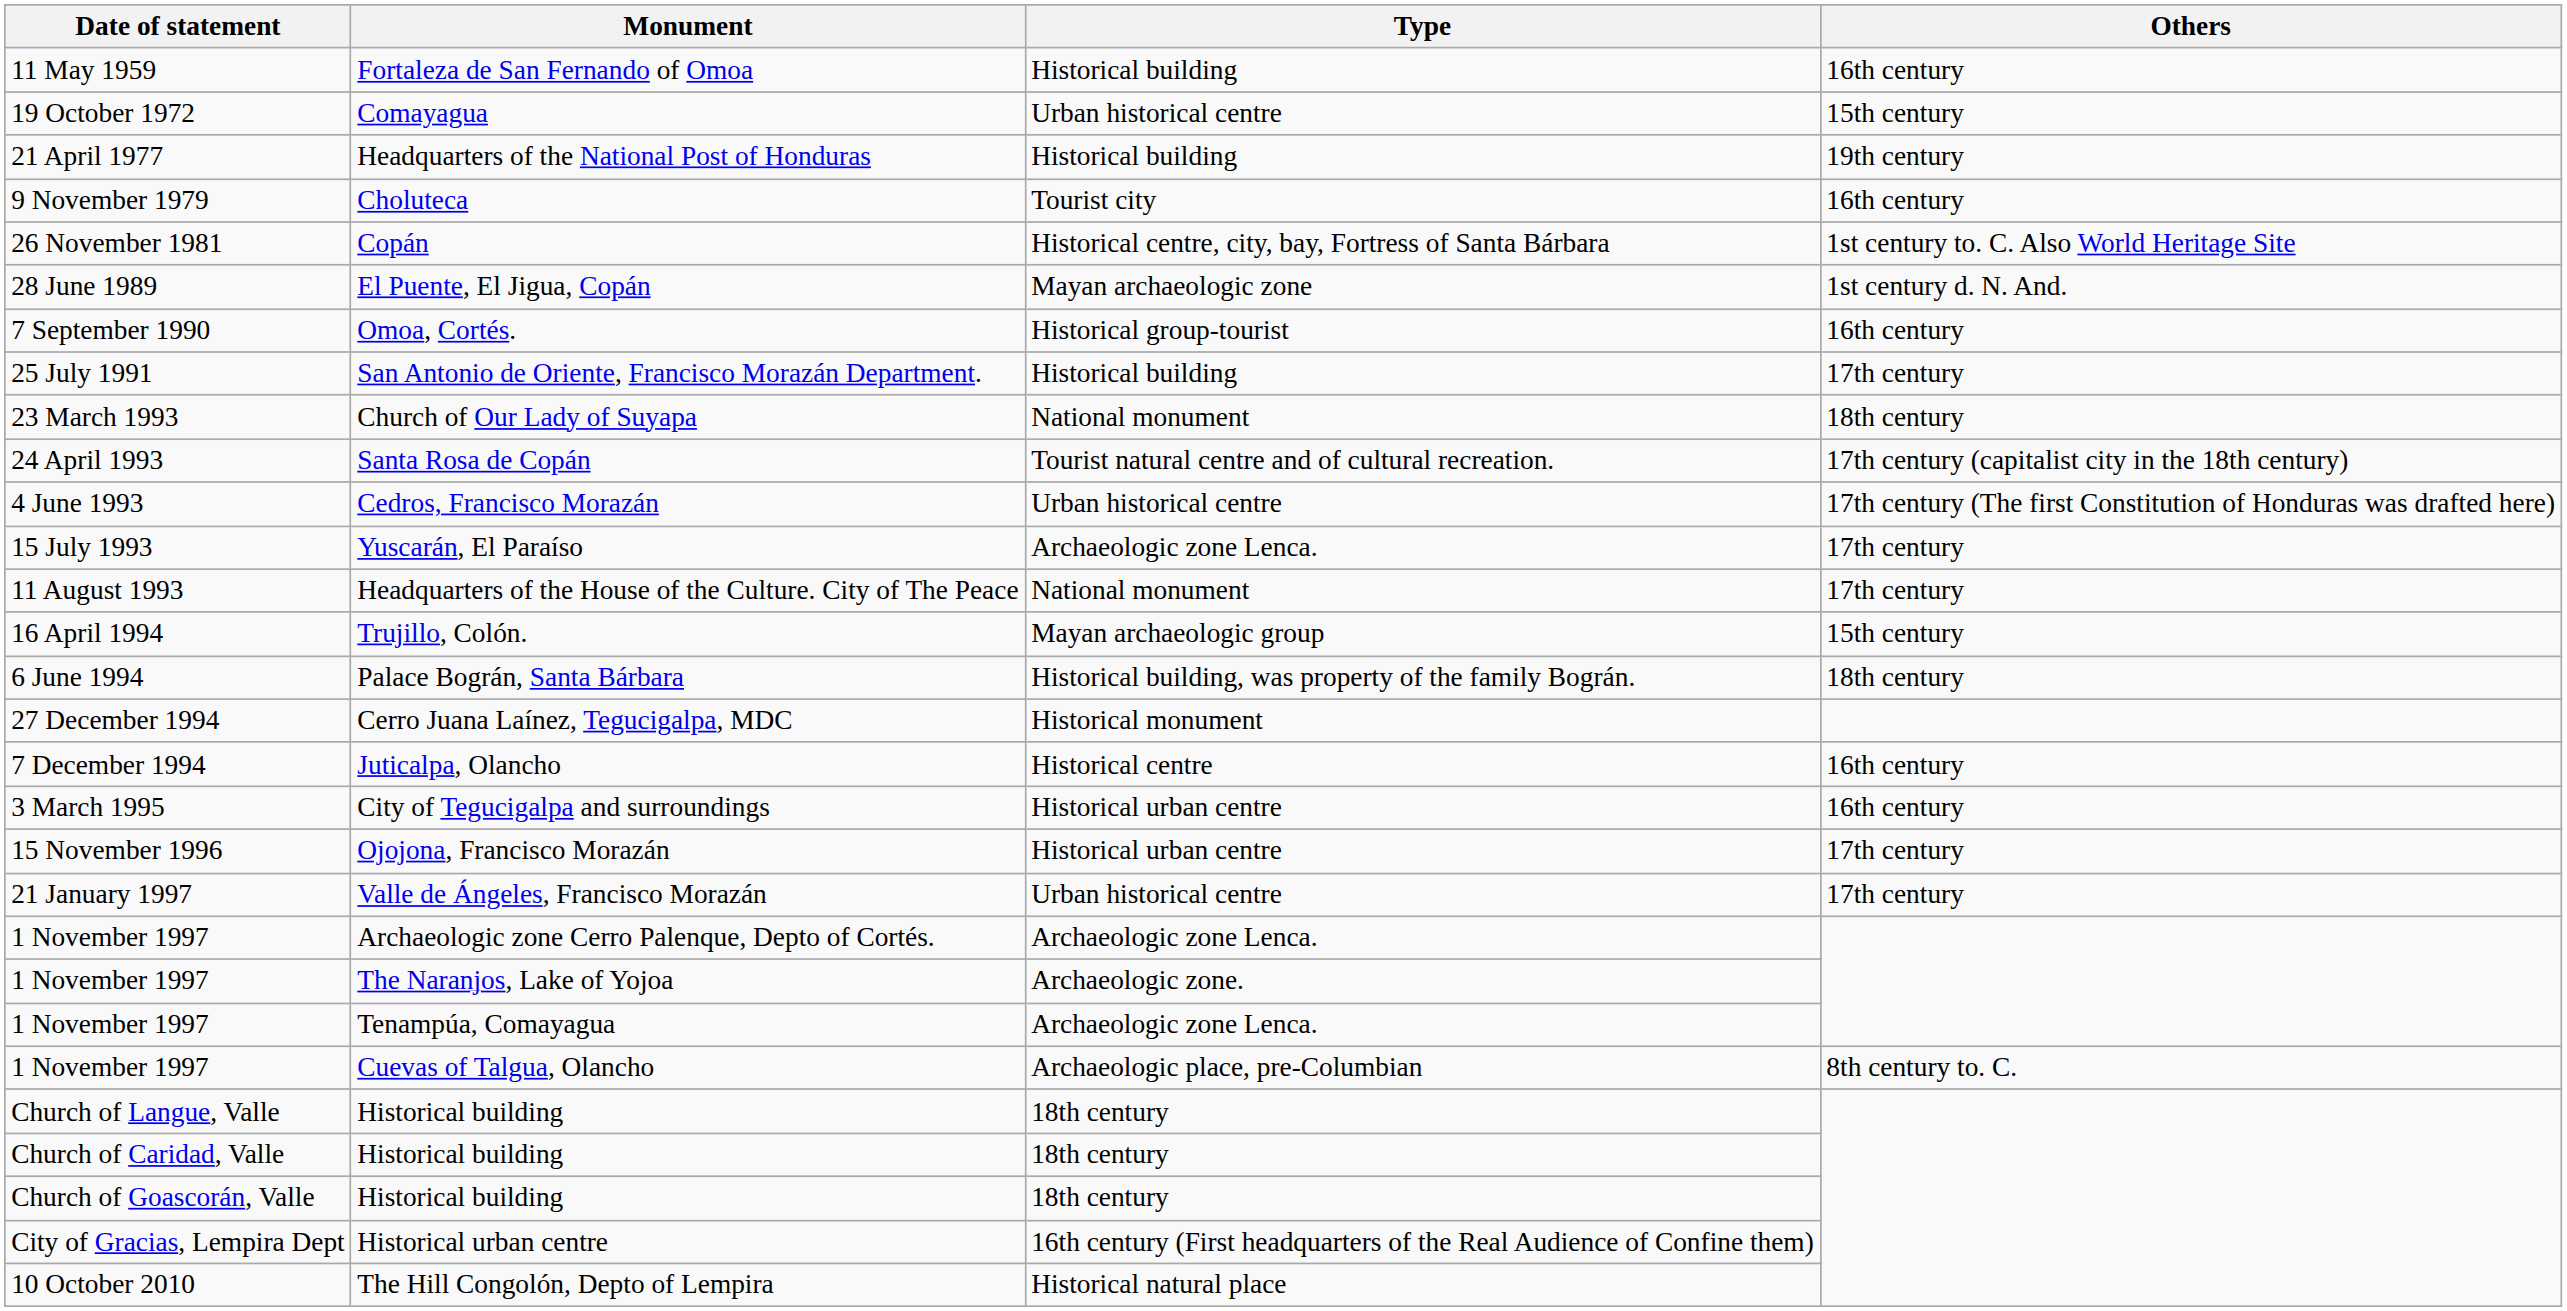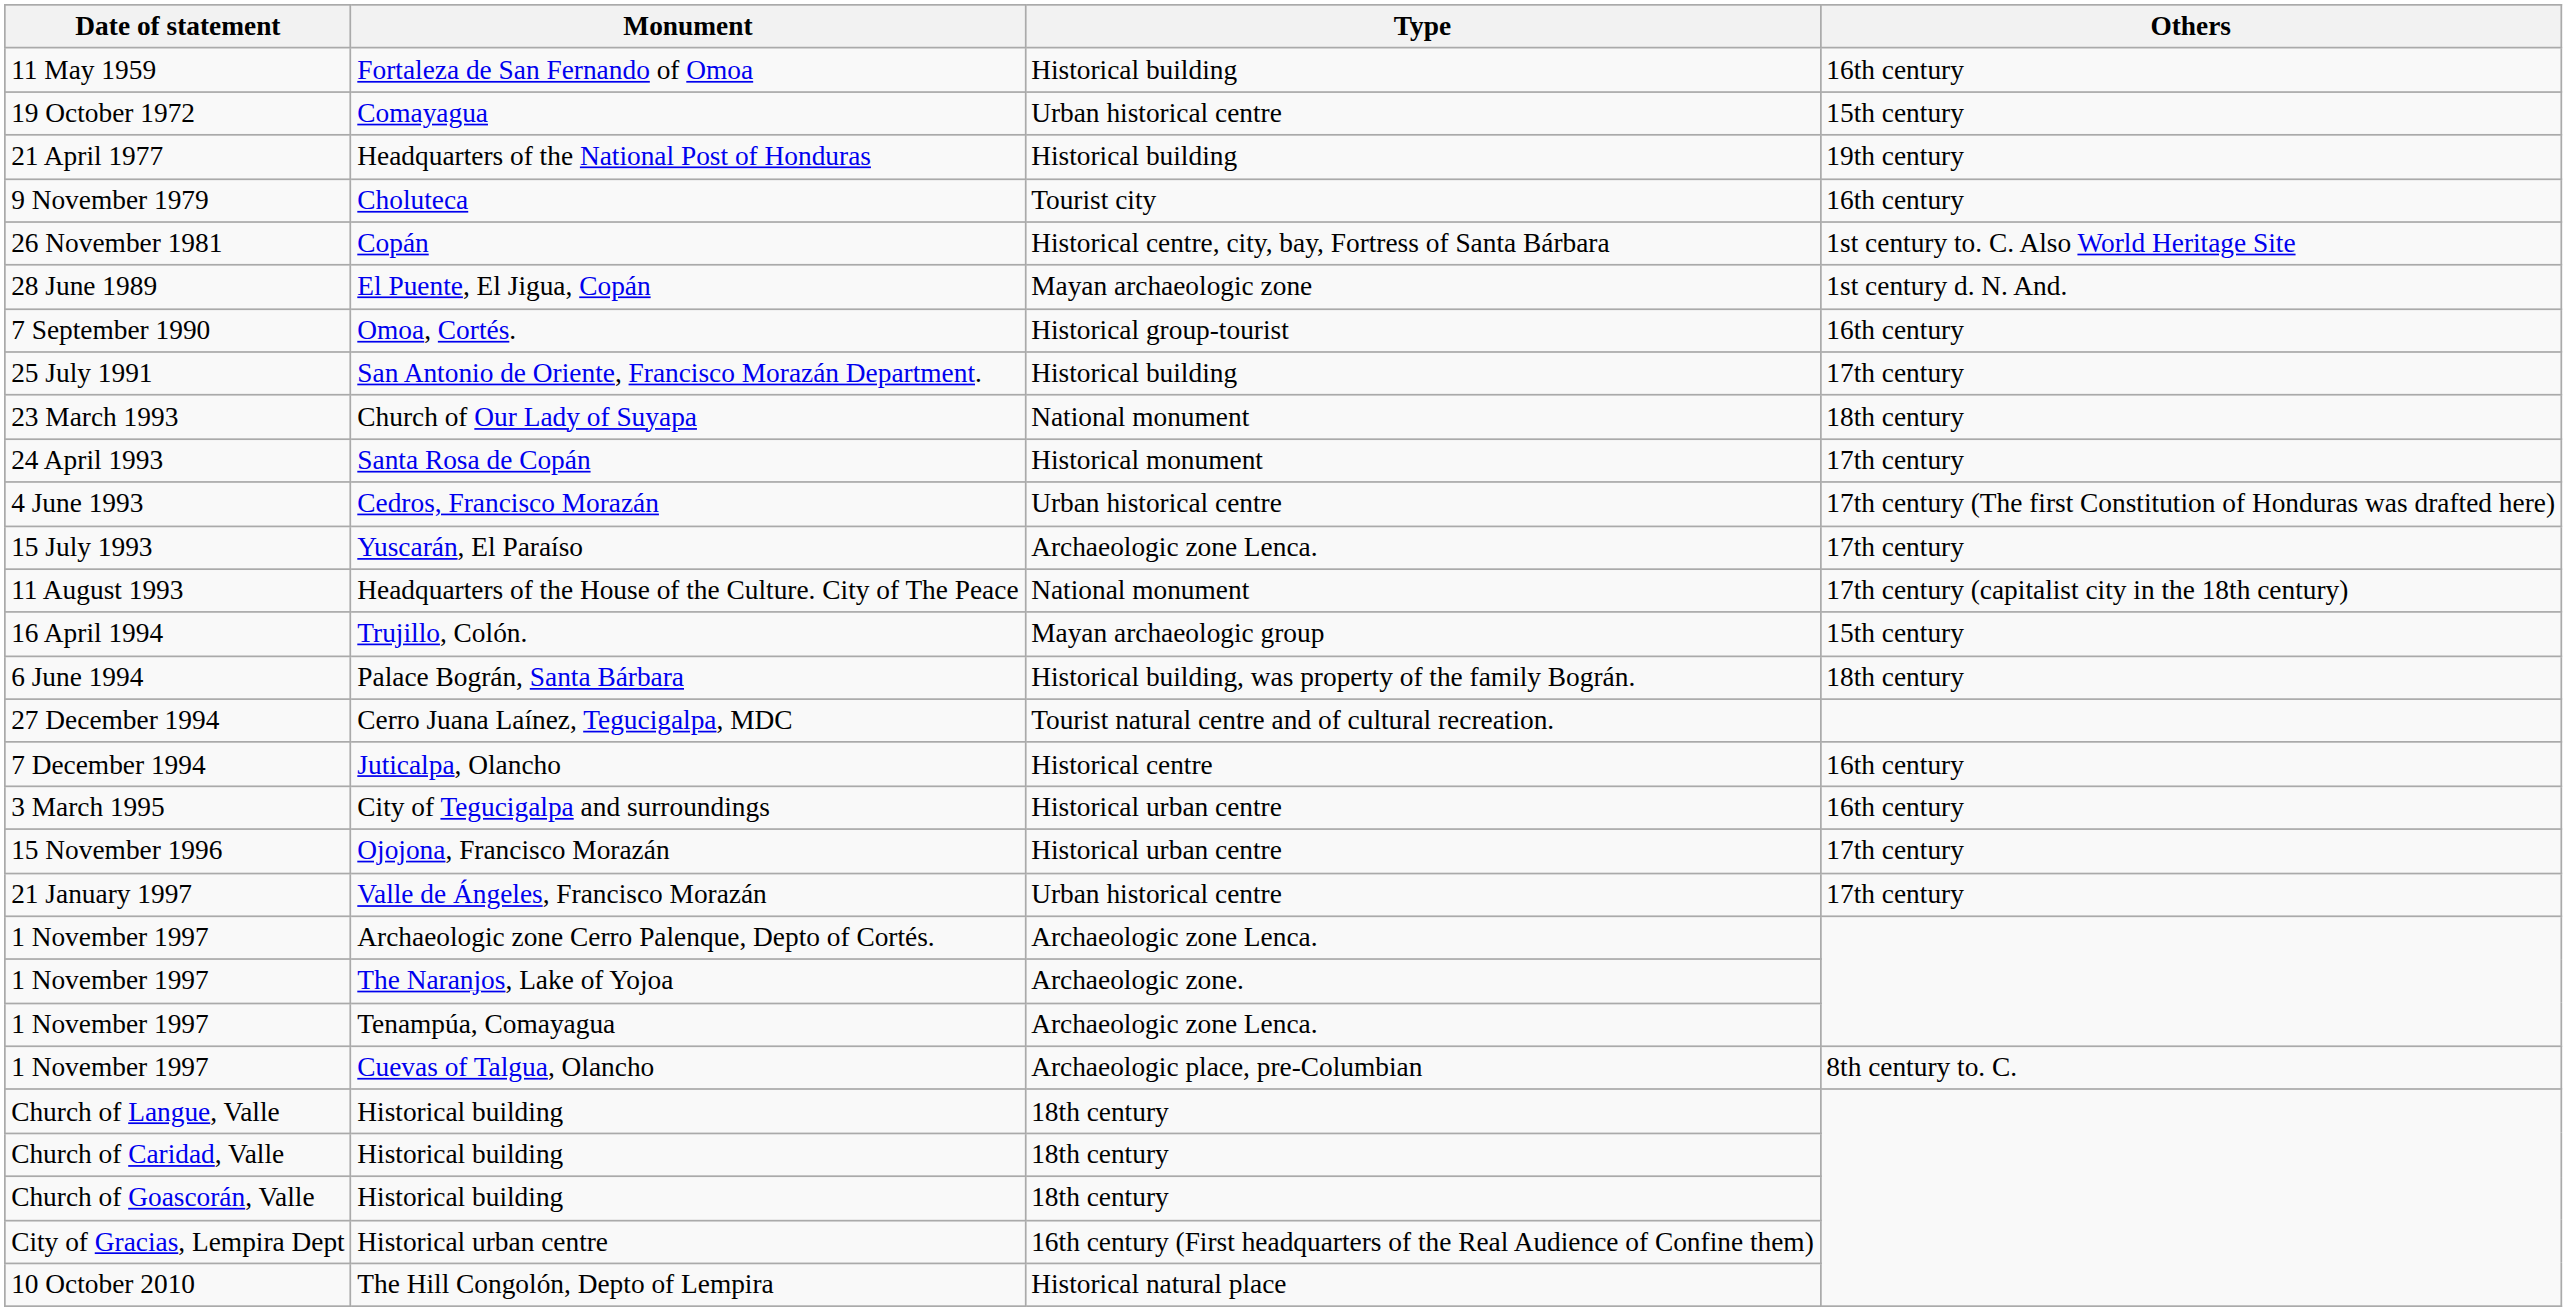(1293, 460) Tourist natural centre and of cultural recreation. -> (1147, 460) Historical monument
(2087, 460) 17th century (capitalist city in the 18th century) -> (1895, 460) 17th century
(1895, 590) 17th century -> (2087, 590) 17th century (capitalist city in the 18th century)
(1147, 720) Historical monument -> (1293, 720) Tourist natural centre and of cultural recreation.
